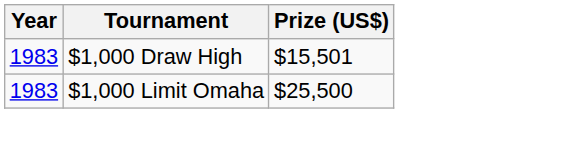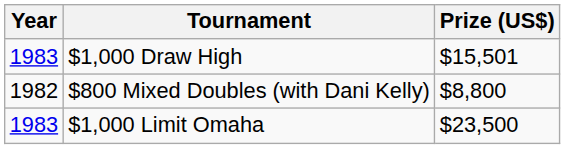+ row: (249, 90)
(313, 90) $25,500 -> (479, 125) $23,500
